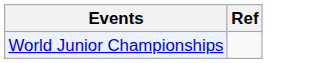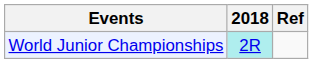+ column: (250, 18)
